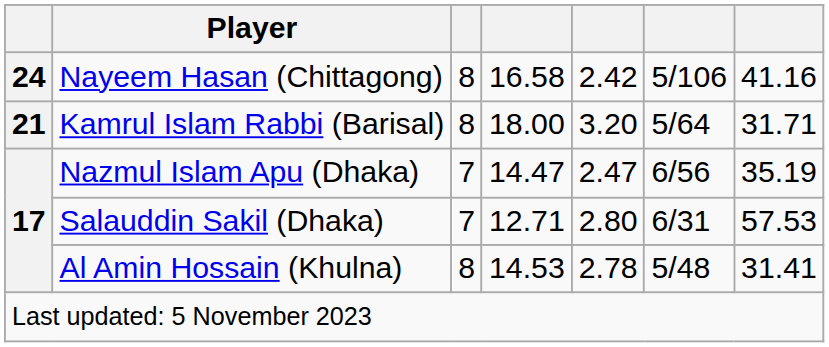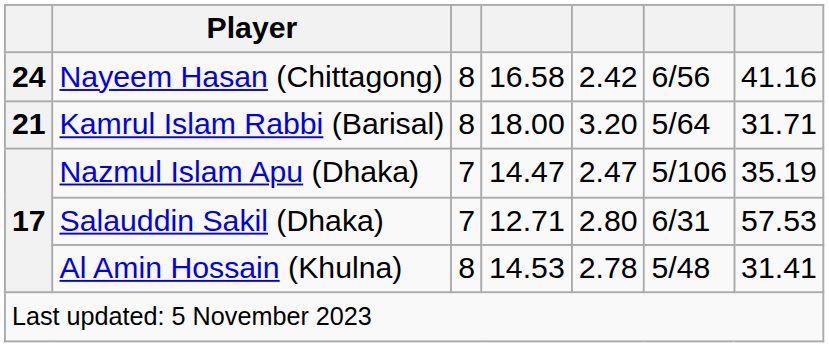(689, 76) 5/106 -> (681, 76) 6/56
(681, 172) 6/56 -> (689, 172) 5/106
